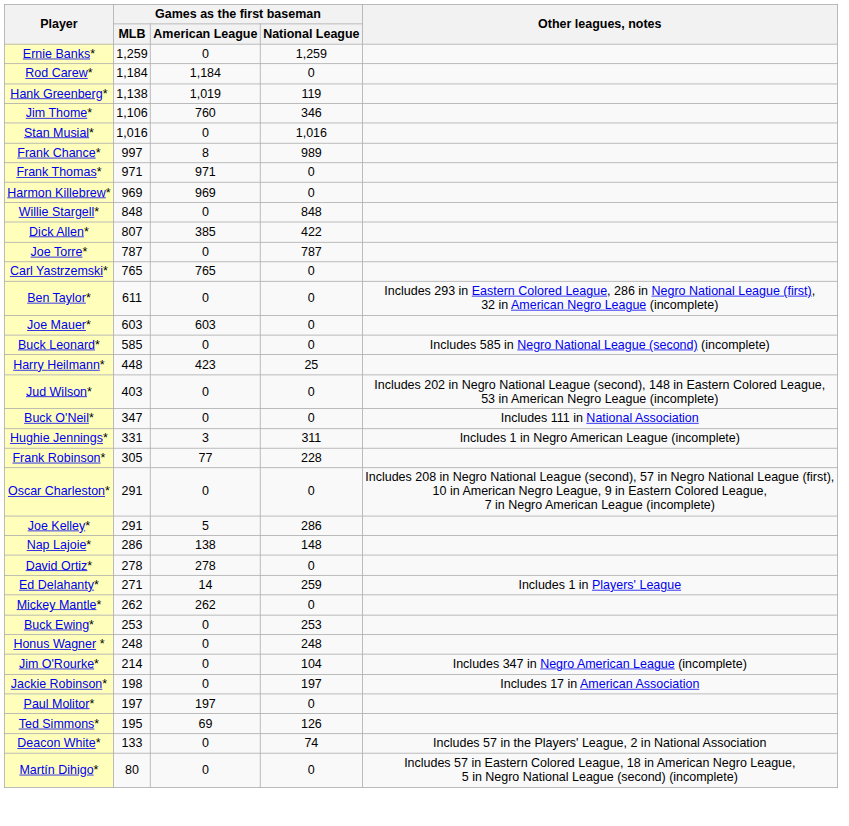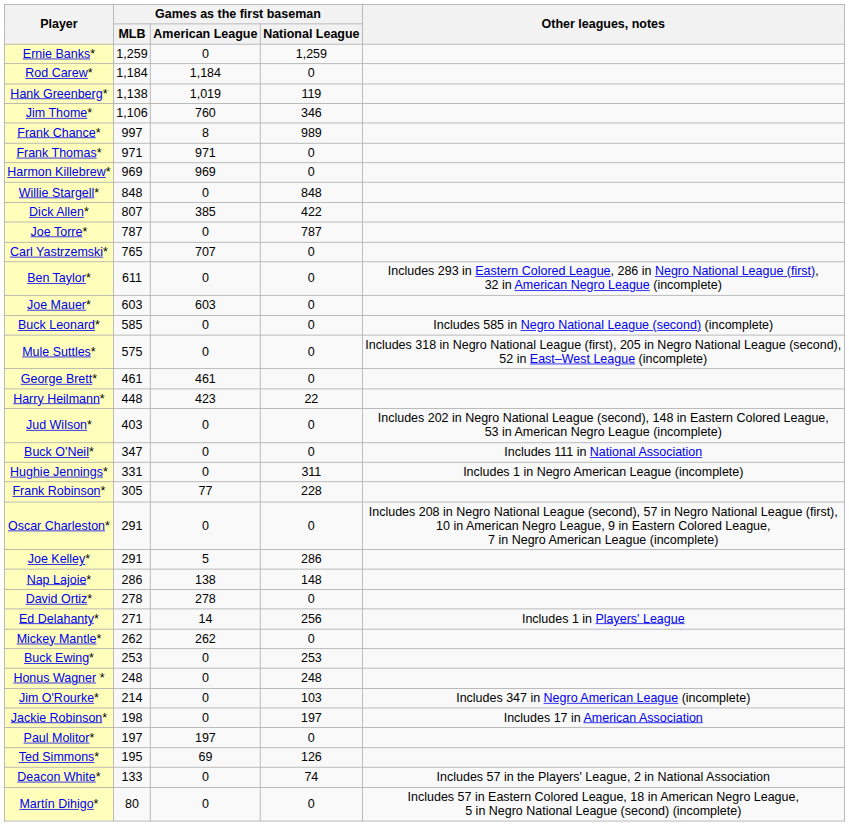- row: (59, 133)
(205, 271) 765 -> (205, 251) 707
+ row: (59, 352)
+ row: (59, 378)
(311, 364) 25 -> (311, 398) 22
(205, 438) 3 -> (205, 472) 0
(311, 585) 259 -> (311, 618) 256
(311, 664) 104 -> (311, 698) 103
